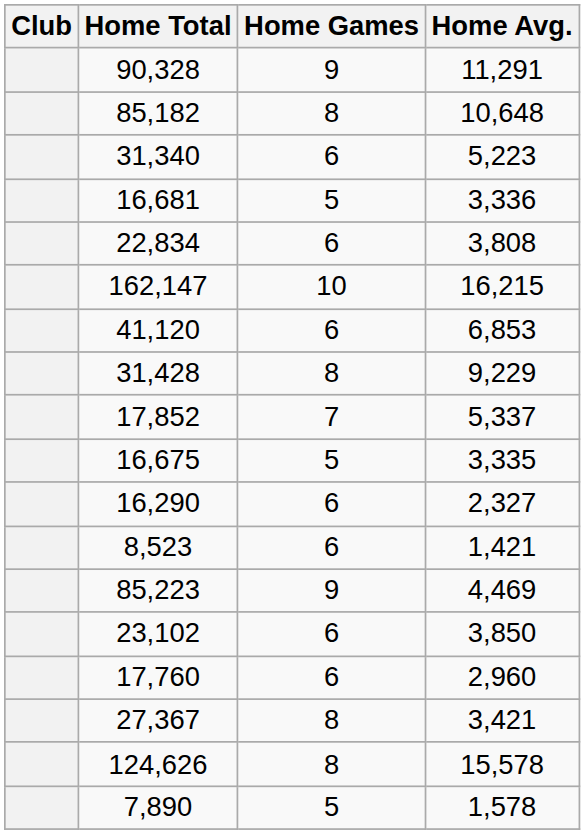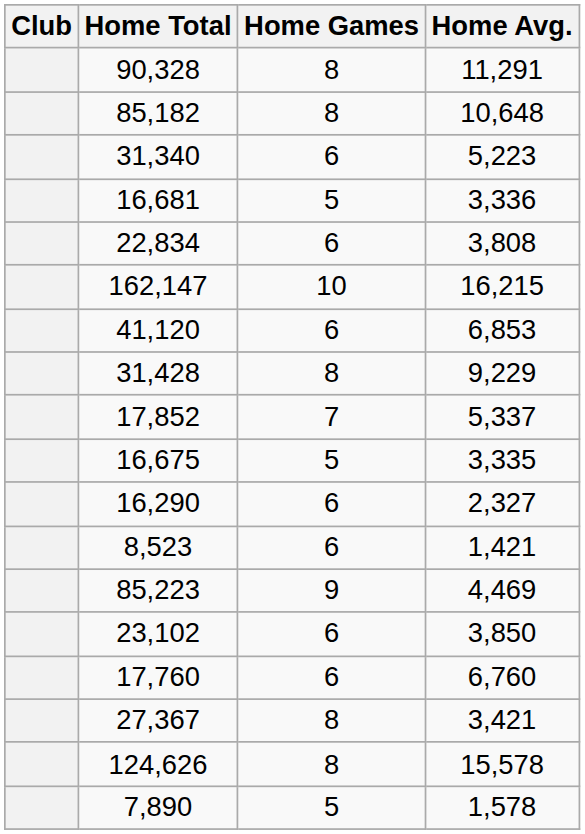(332, 69) 9 -> (332, 69) 8
(502, 677) 2,960 -> (502, 677) 6,760
